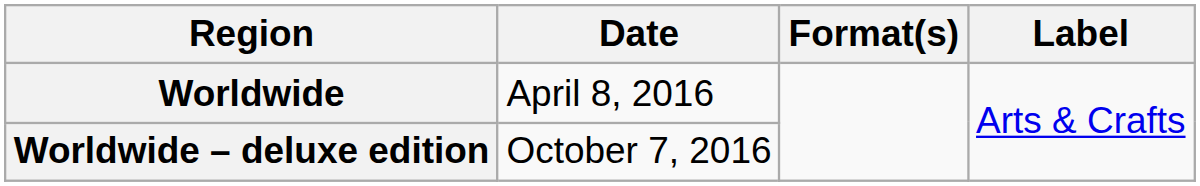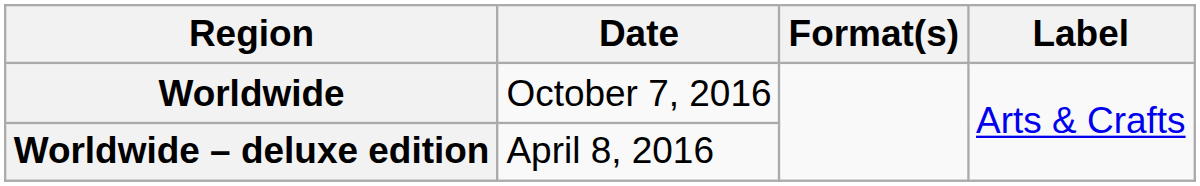(610, 92) April 8, 2016 -> (639, 92) October 7, 2016
(639, 151) October 7, 2016 -> (610, 151) April 8, 2016
